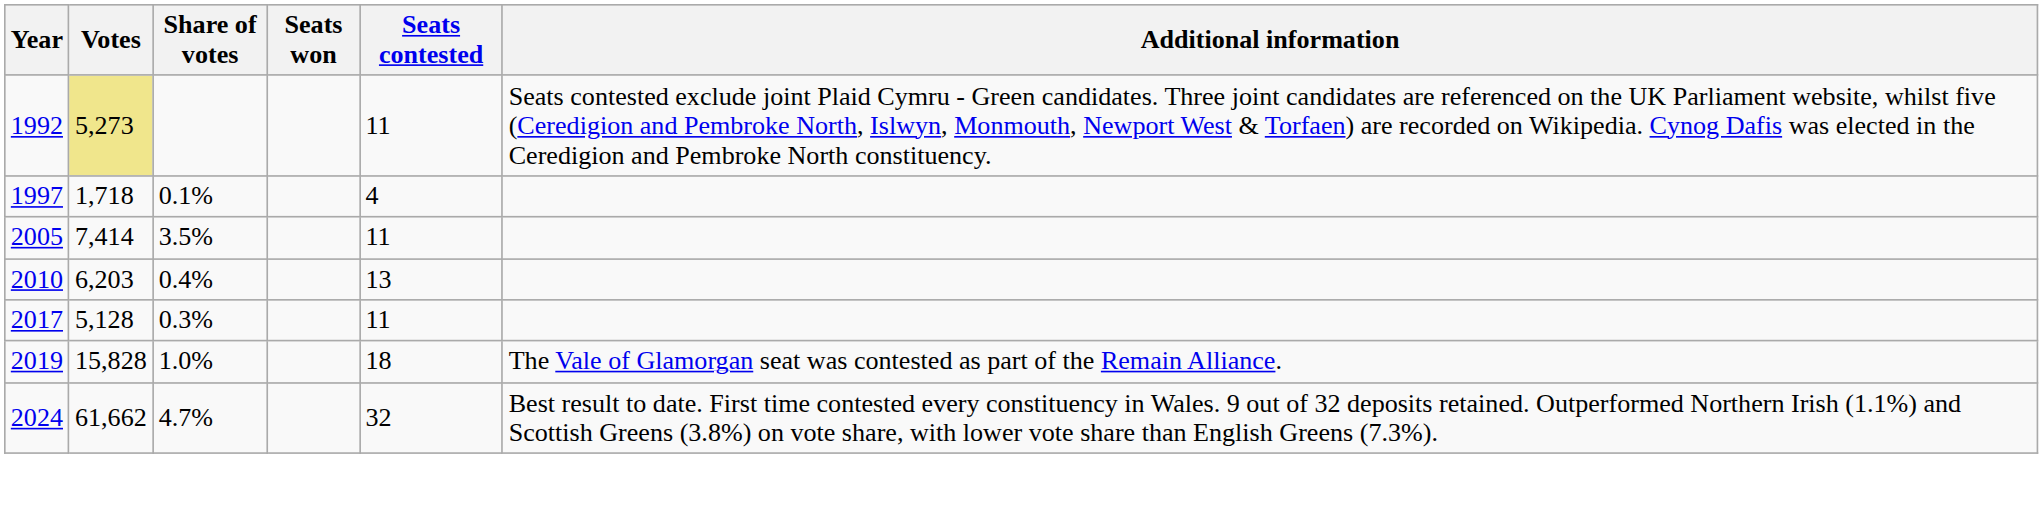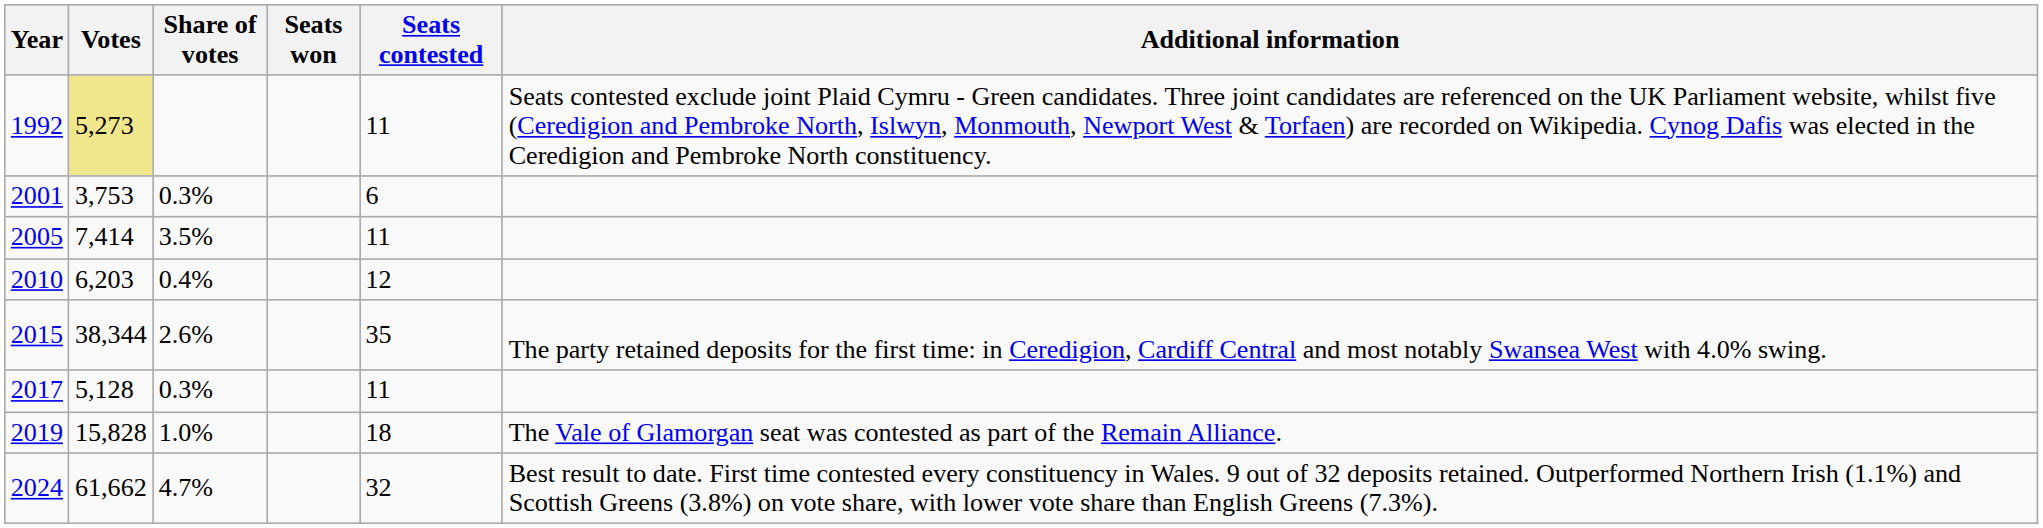- row: (37, 195)
+ row: (37, 195)
(379, 278) 13 -> (379, 278) 12
+ row: (37, 334)
